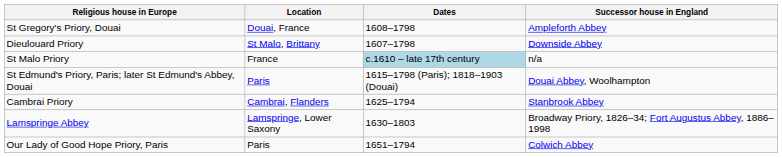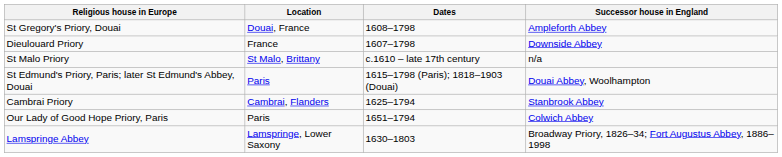(284, 43) St Malo, Brittany -> (263, 43) France
(263, 59) France -> (284, 59) St Malo, Brittany
(423, 59) lightblue background -> (423, 59) no background
rows swapped: (87, 144) <-> (48, 123)
